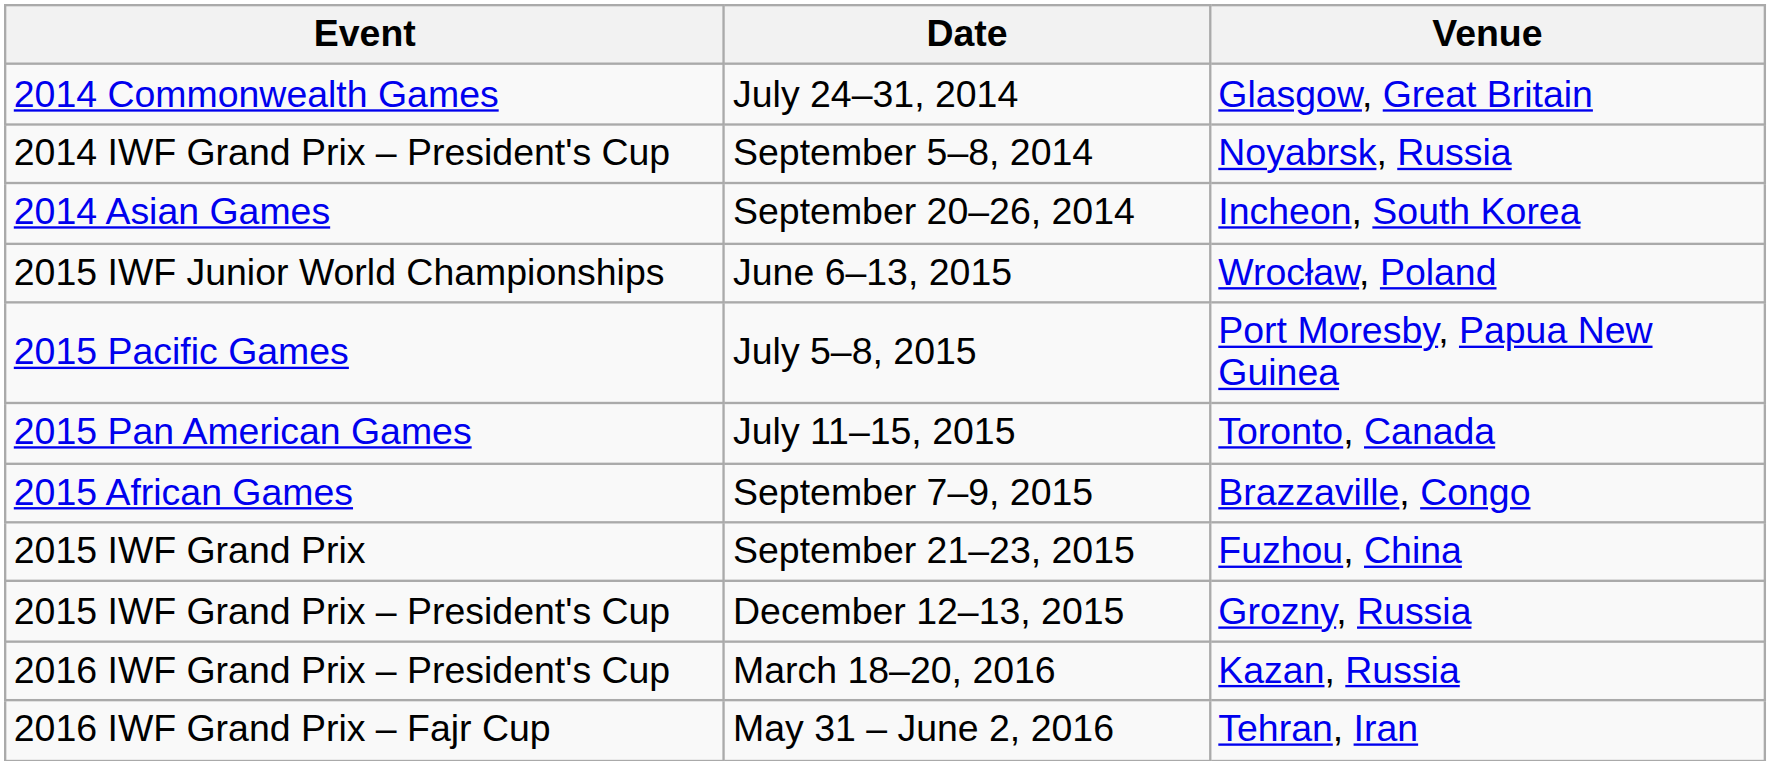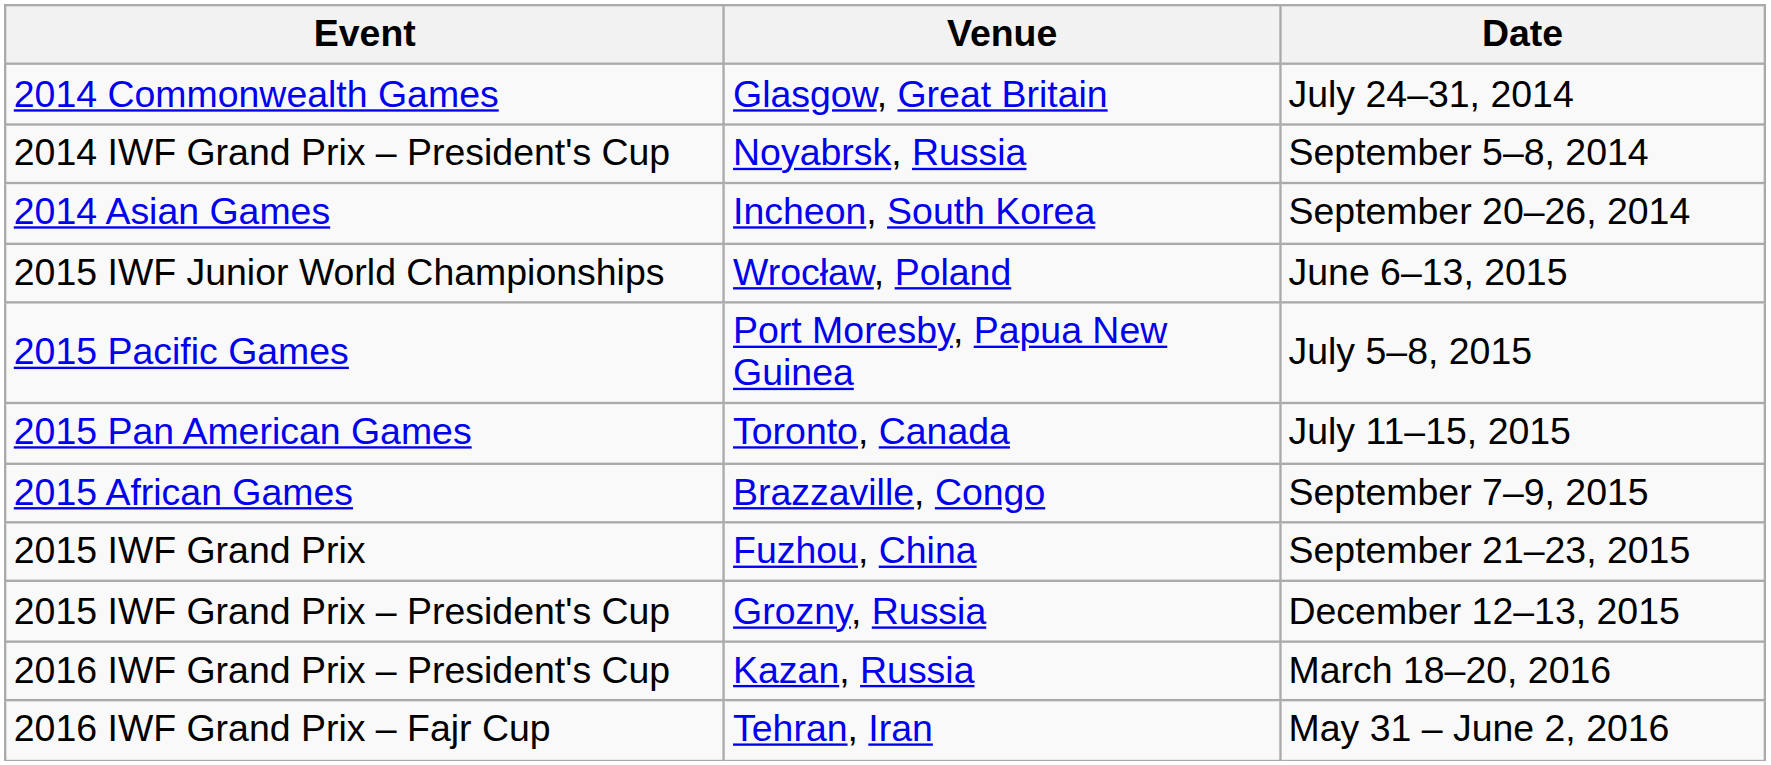columns swapped: (967, 34) <-> (1487, 34)
